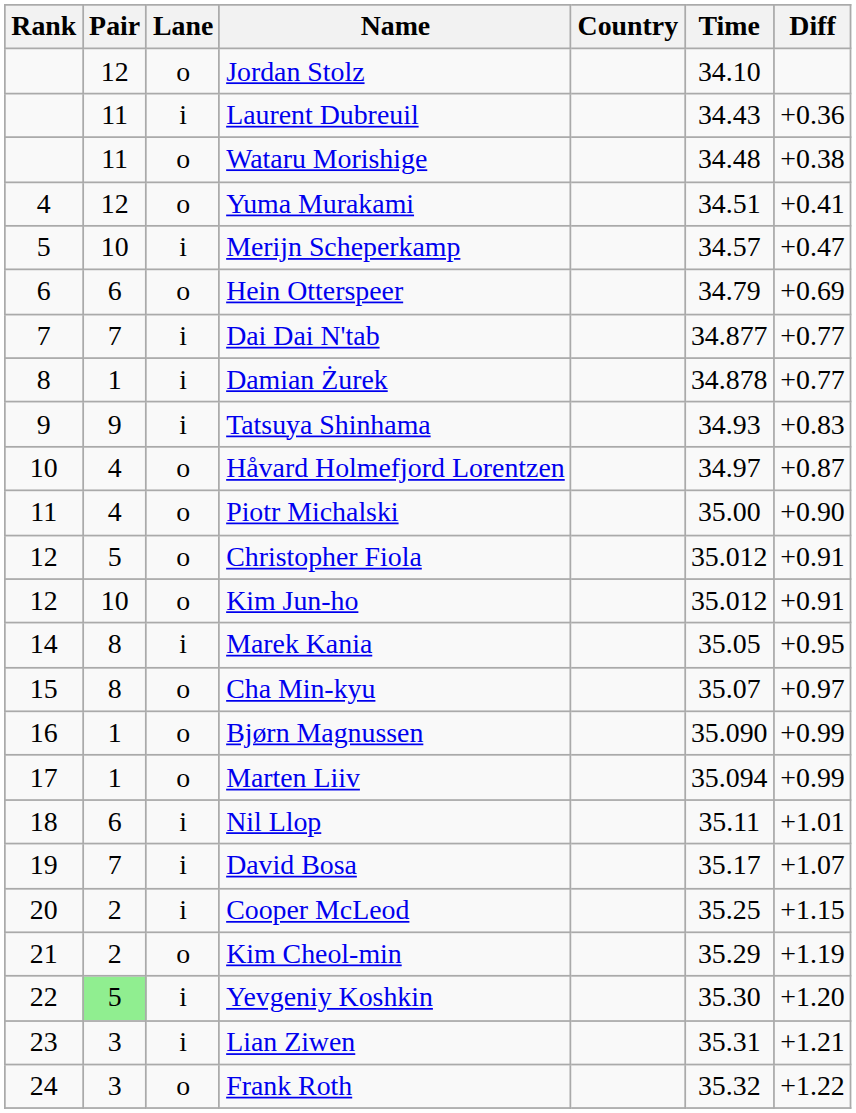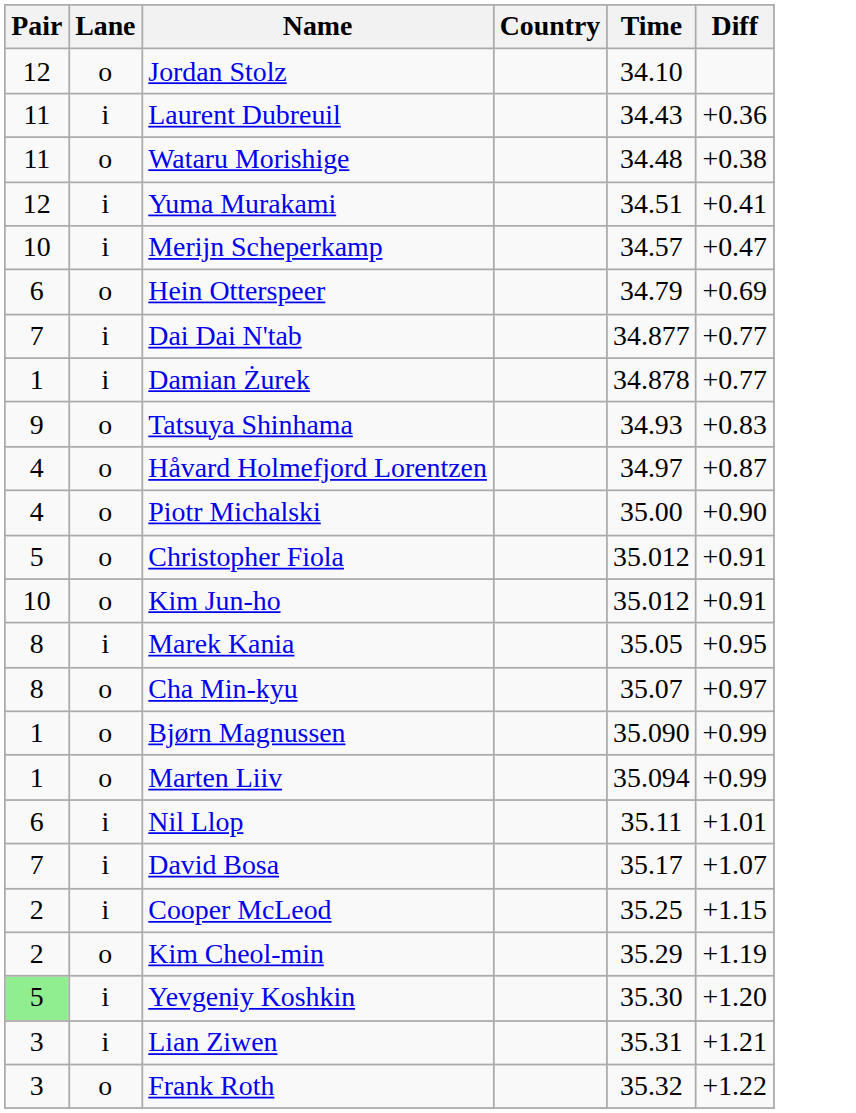- column: (44, 26)
(183, 203) o -> (105, 203) i
(183, 423) i -> (105, 423) o
